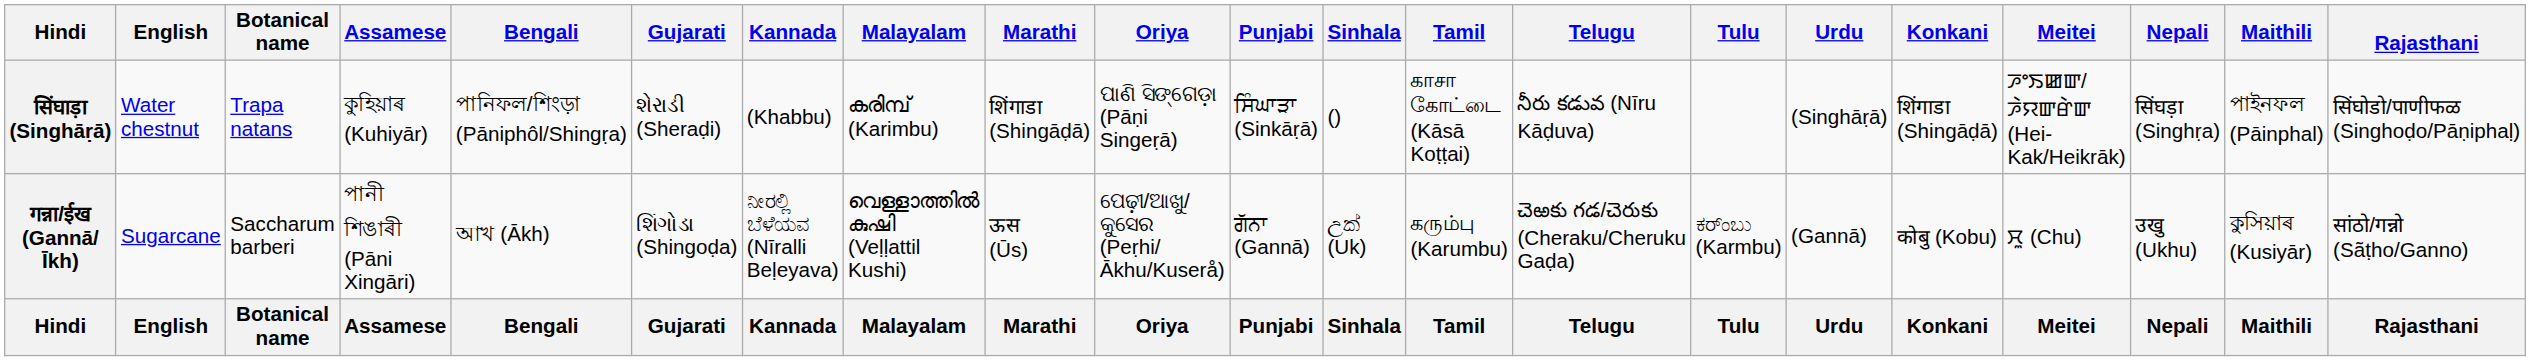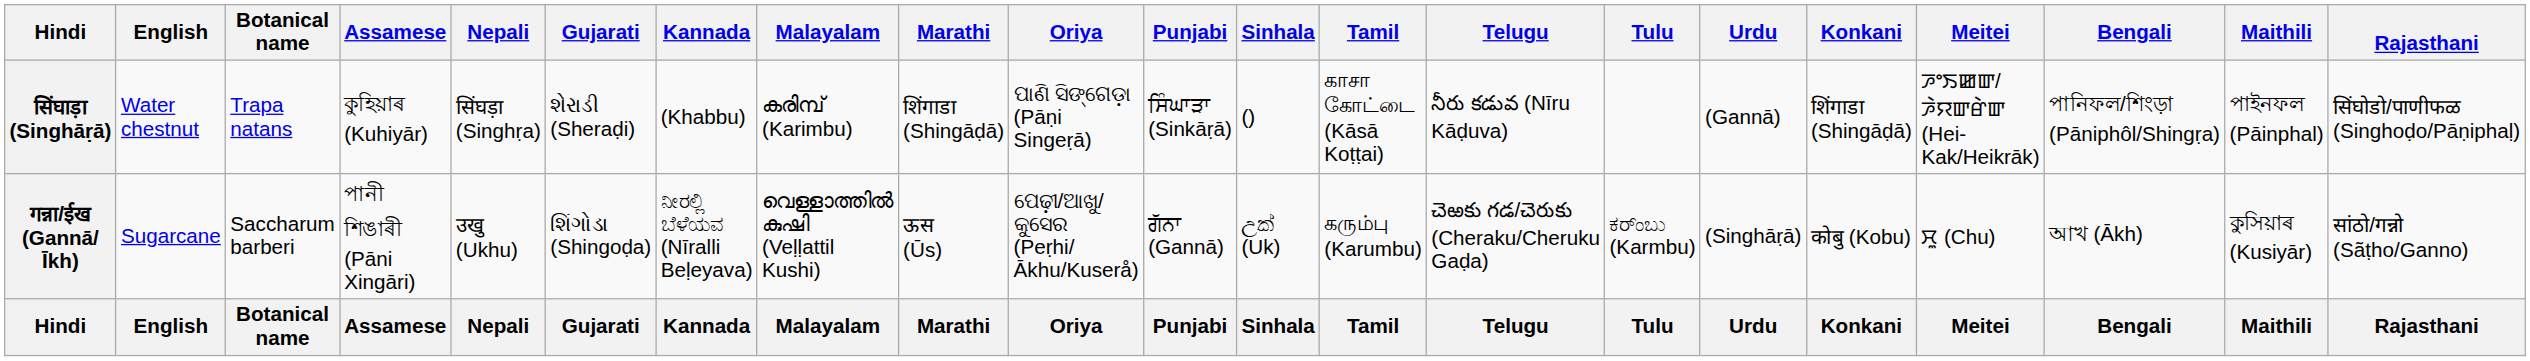columns swapped: (541, 32) <-> (2178, 32)
(1839, 116) (Singhāṛā) -> (1743, 116) (Gannā)
(1829, 235) (Gannā) -> (1753, 235) (Singhāṛā)
